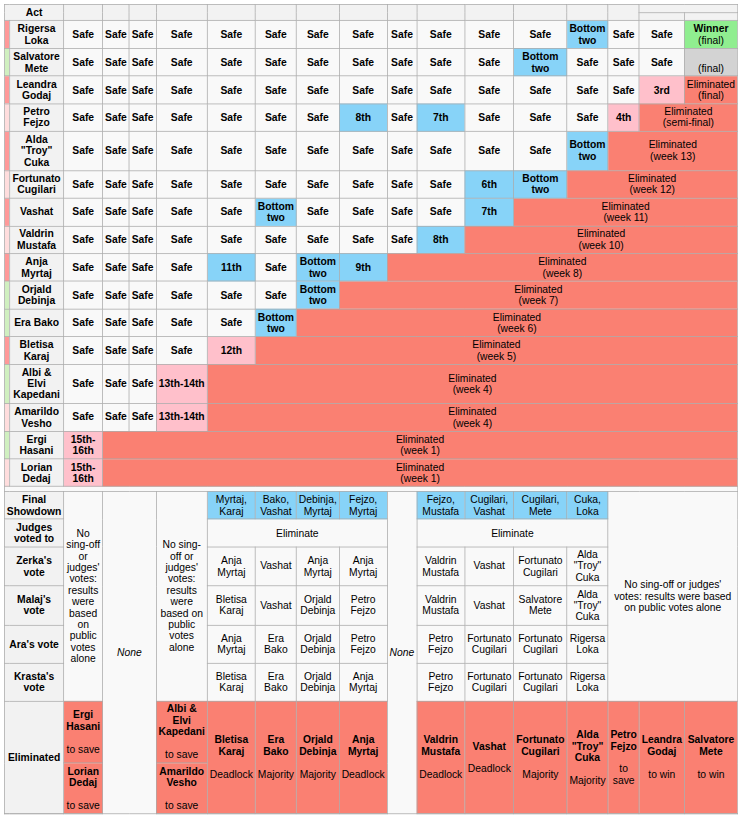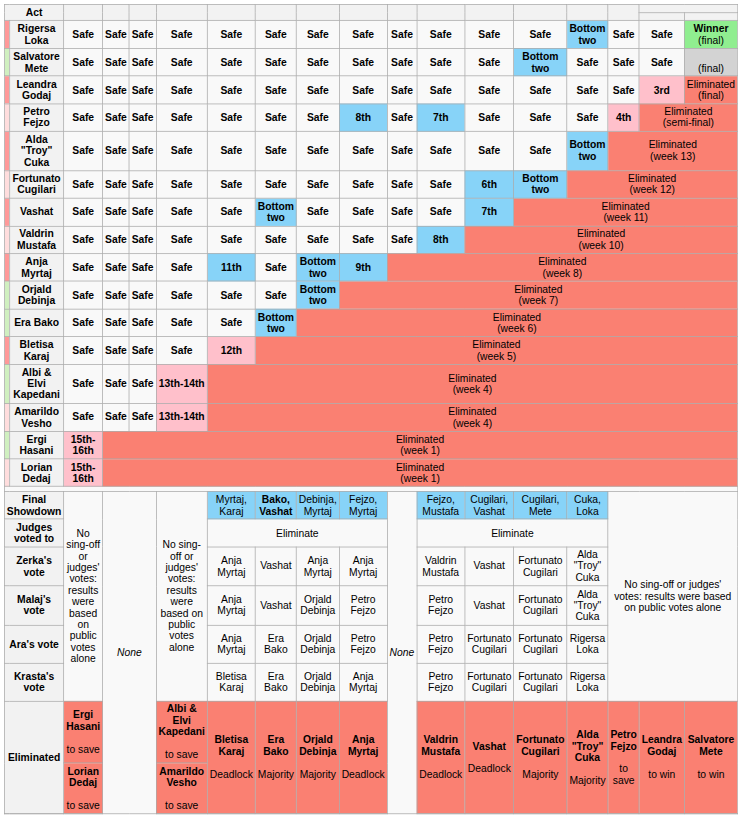(276, 505) normal -> (276, 505) bold
(231, 605) Bletisa Karaj -> (231, 605) Anja Myrtaj
(441, 605) Valdrin Mustafa -> (441, 605) Petro Fejzo
(540, 605) Salvatore Mete -> (540, 605) Fortunato Cugilari
